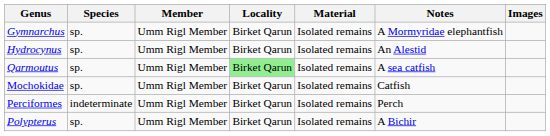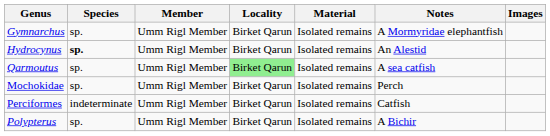(76, 49) normal -> (77, 49) bold
(394, 85) Catfish -> (390, 85) Perch
(390, 103) Perch -> (394, 103) Catfish
